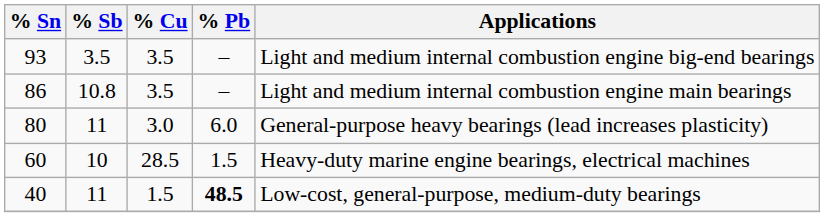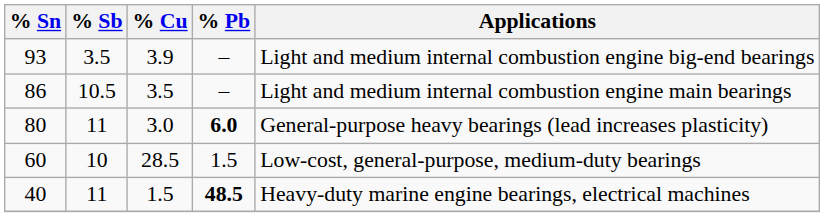(160, 56) 3.5 -> (160, 56) 3.9
(97, 90) 10.8 -> (97, 90) 10.5
(224, 125) normal -> (224, 125) bold
(505, 159) Heavy-duty marine engine bearings, electrical machines -> (480, 159) Low-cost, general-purpose, medium-duty bearings
(480, 194) Low-cost, general-purpose, medium-duty bearings -> (505, 194) Heavy-duty marine engine bearings, electrical machines
